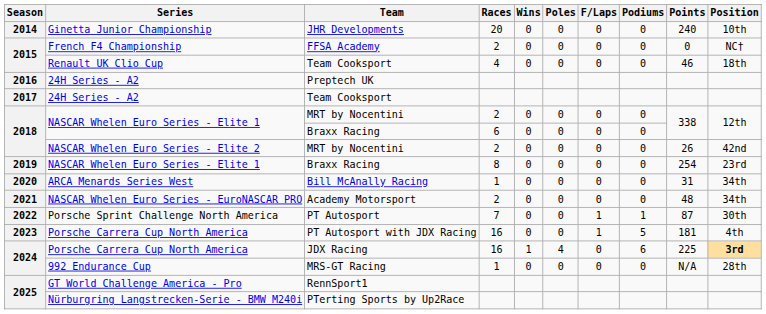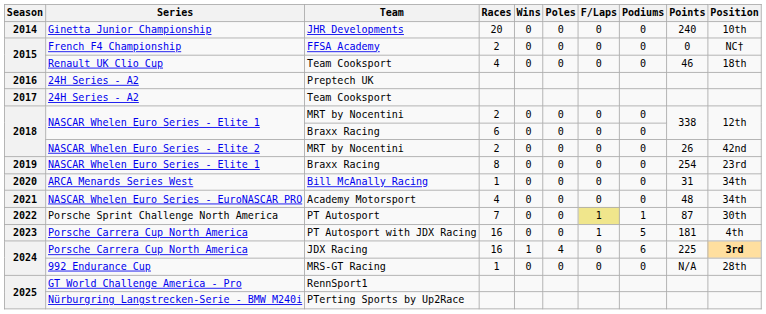(497, 199) 2 -> (497, 199) 4
(599, 215) no background -> (599, 215) khaki background
